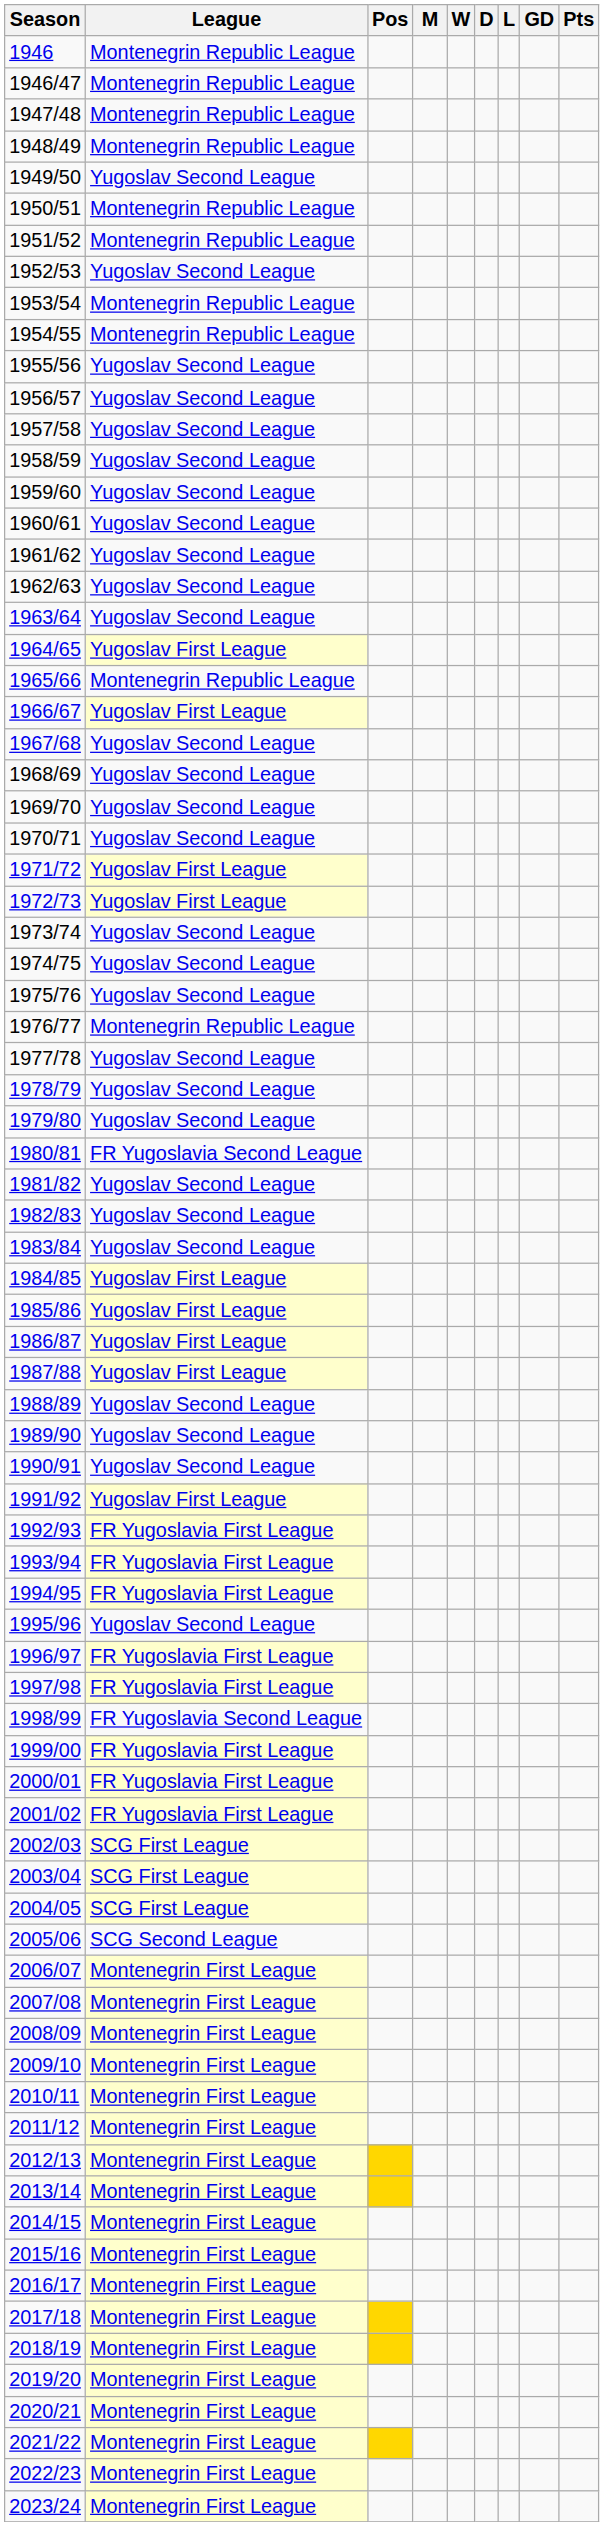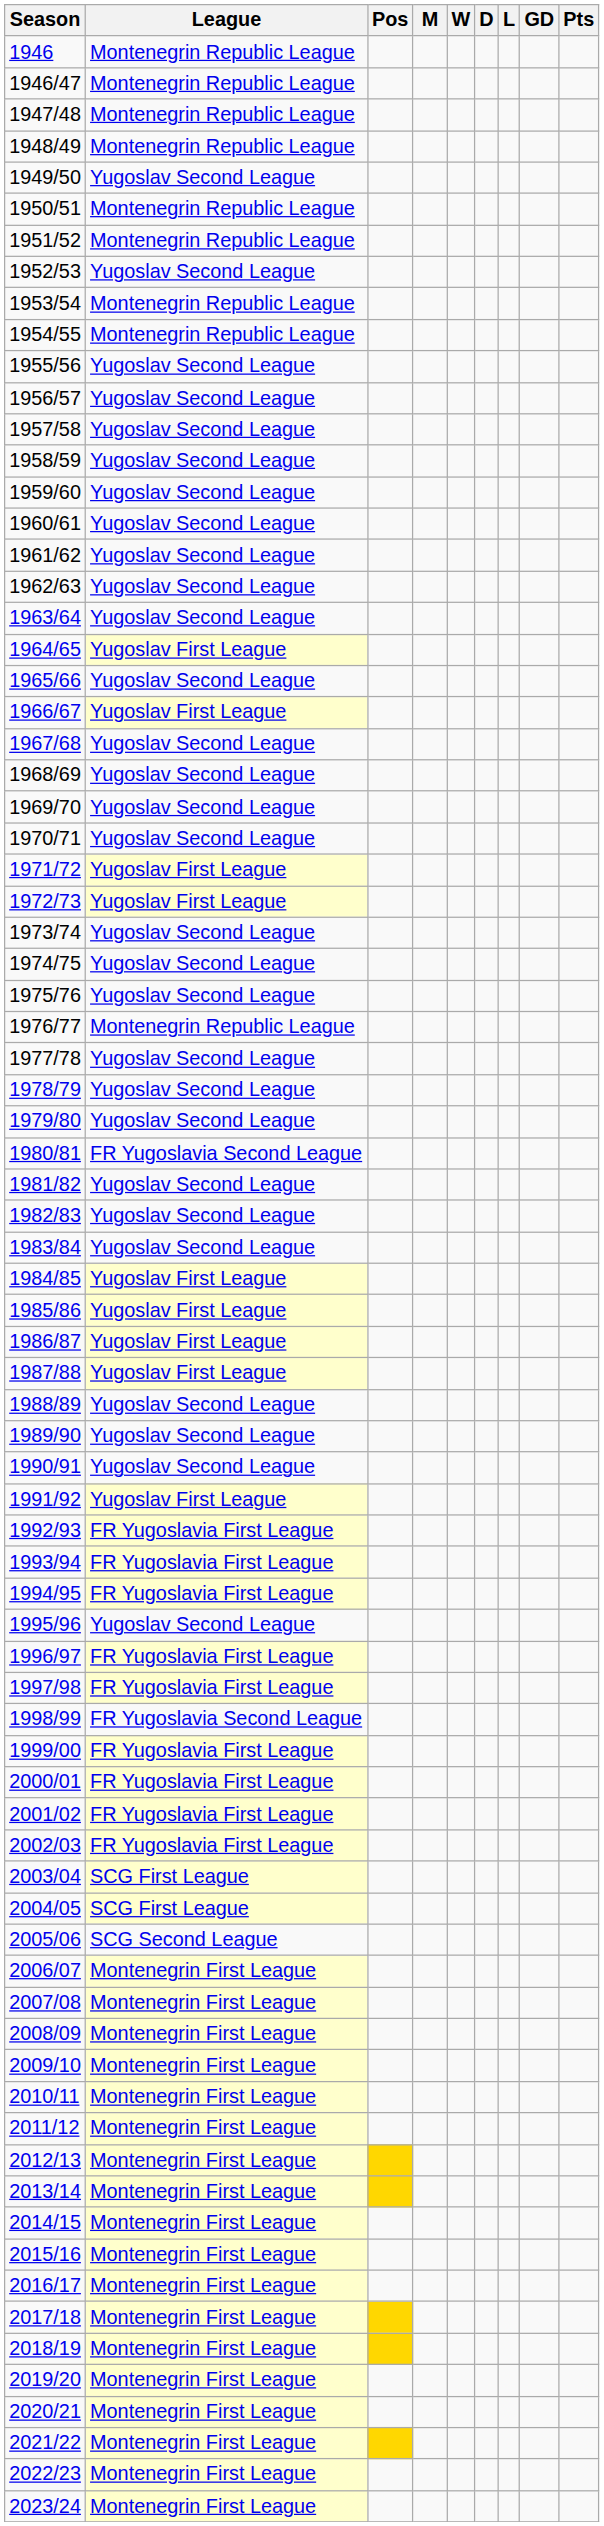(222, 680) Montenegrin Republic League -> (203, 680) Yugoslav Second League
(169, 1845) SCG First League -> (212, 1845) FR Yugoslavia First League
